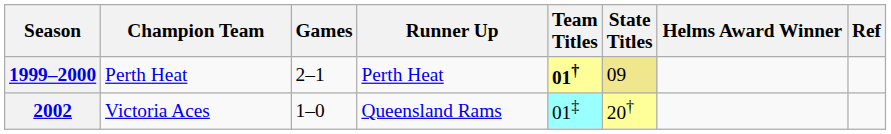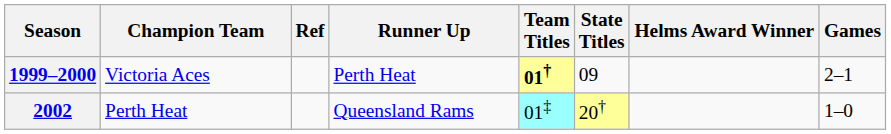columns swapped: (324, 30) <-> (866, 30)
(146, 74) Perth Heat -> (157, 74) Victoria Aces
(616, 74) khaki background -> (588, 74) no background
(157, 110) Victoria Aces -> (146, 110) Perth Heat
